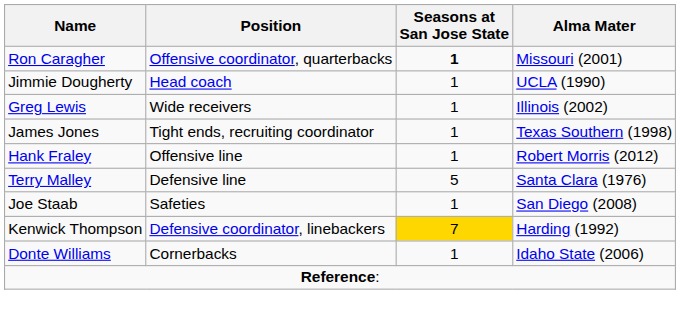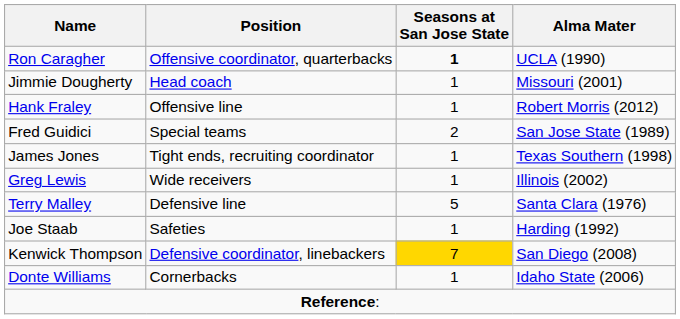(569, 59) Missouri (2001) -> (561, 59) UCLA (1990)
(561, 83) UCLA (1990) -> (569, 83) Missouri (2001)
rows swapped: (50, 156) <-> (47, 107)
+ row: (50, 132)
(577, 205) San Diego (2008) -> (568, 229) Harding (1992)
(568, 229) Harding (1992) -> (577, 253) San Diego (2008)
